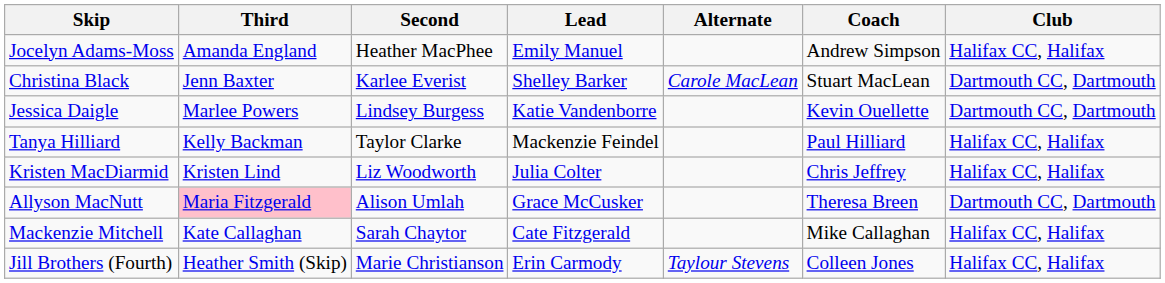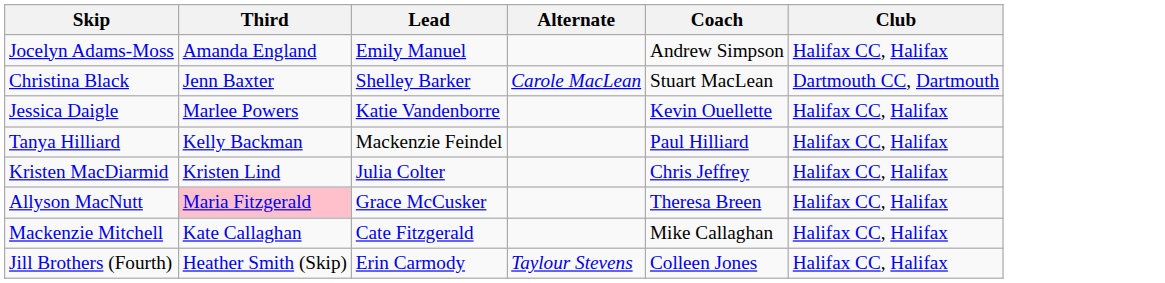- column: (430, 19)
(1053, 111) Dartmouth CC, Dartmouth -> (870, 111) Halifax CC, Halifax
(1053, 202) Dartmouth CC, Dartmouth -> (870, 202) Halifax CC, Halifax
